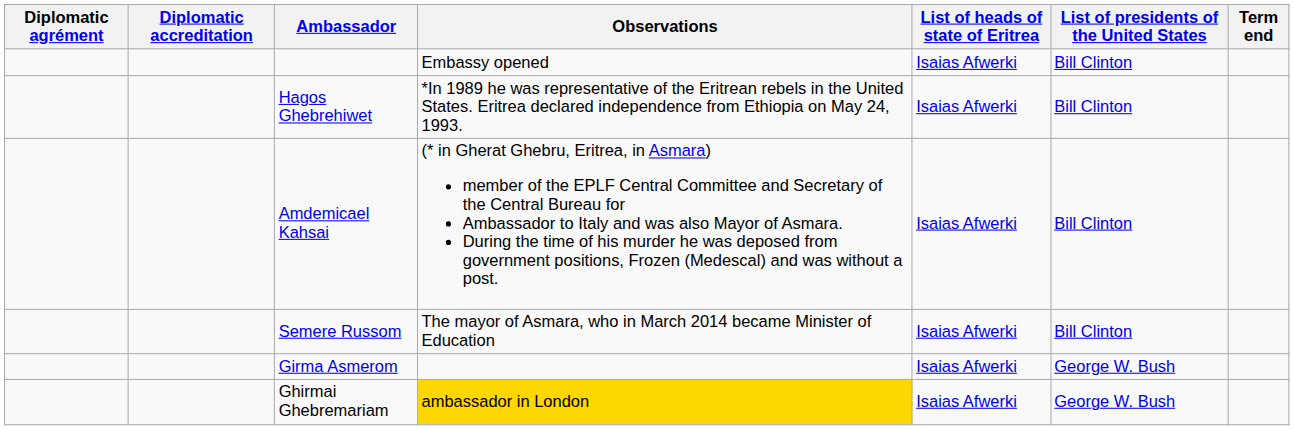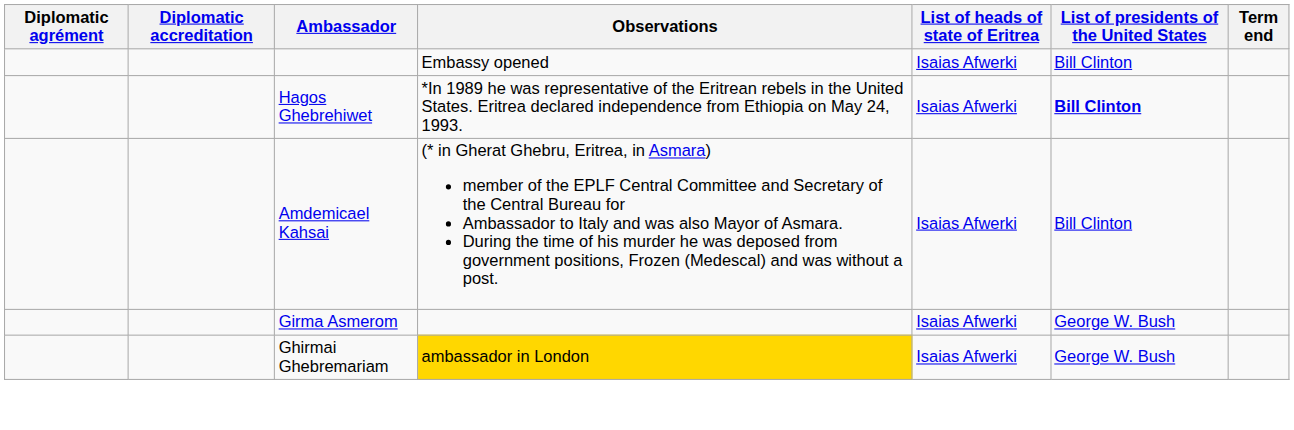(1093, 106) normal -> (1098, 106) bold
- row: (340, 331)
